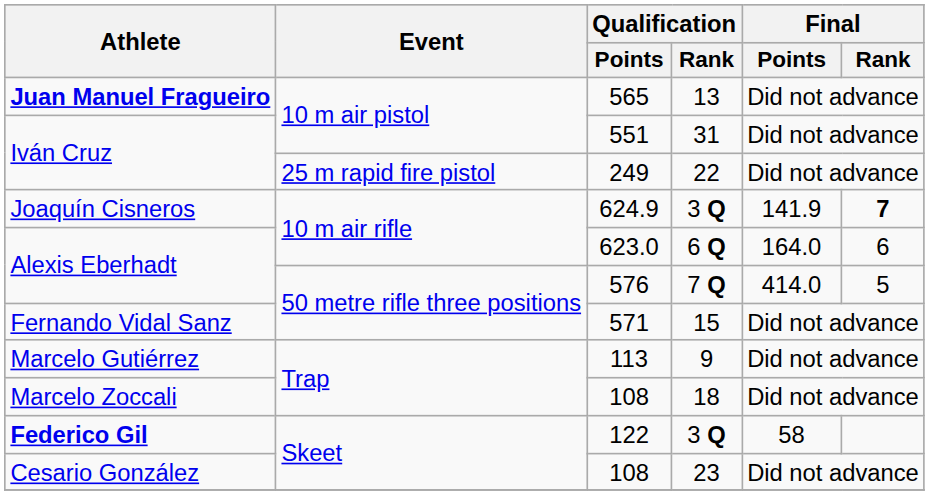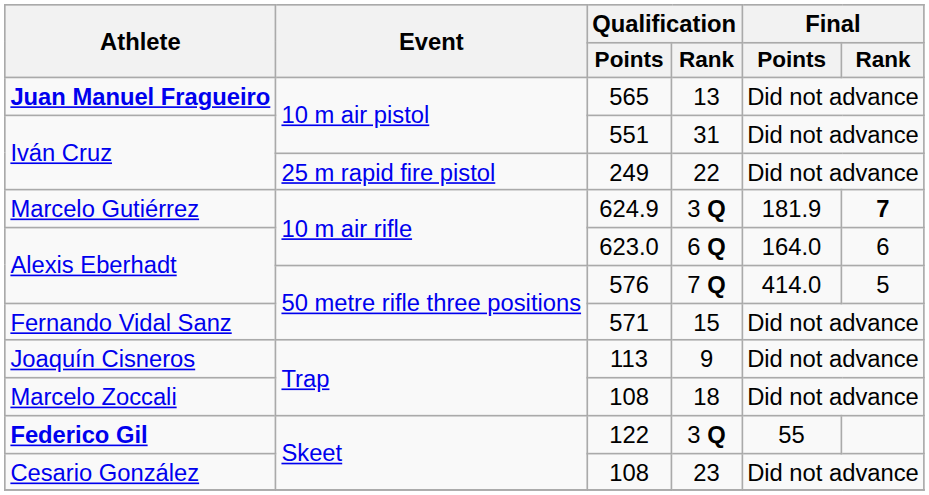(103, 210) Joaquín Cisneros -> (105, 210) Marcelo Gutiérrez
(792, 210) 141.9 -> (792, 210) 181.9
(105, 360) Marcelo Gutiérrez -> (103, 360) Joaquín Cisneros
(792, 435) 58 -> (792, 435) 55
